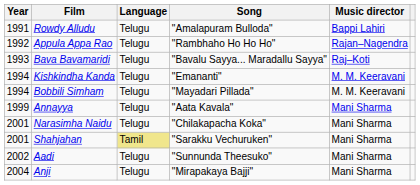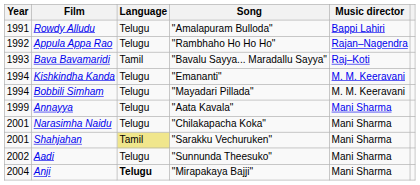(134, 60) Telugu -> (131, 60) Tamil
(134, 172) normal -> (136, 172) bold
